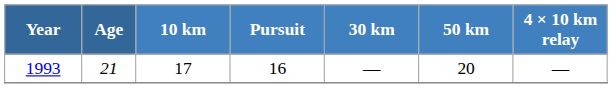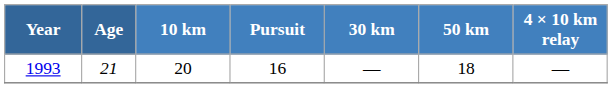(183, 68) 17 -> (183, 68) 20
(466, 68) 20 -> (466, 68) 18
